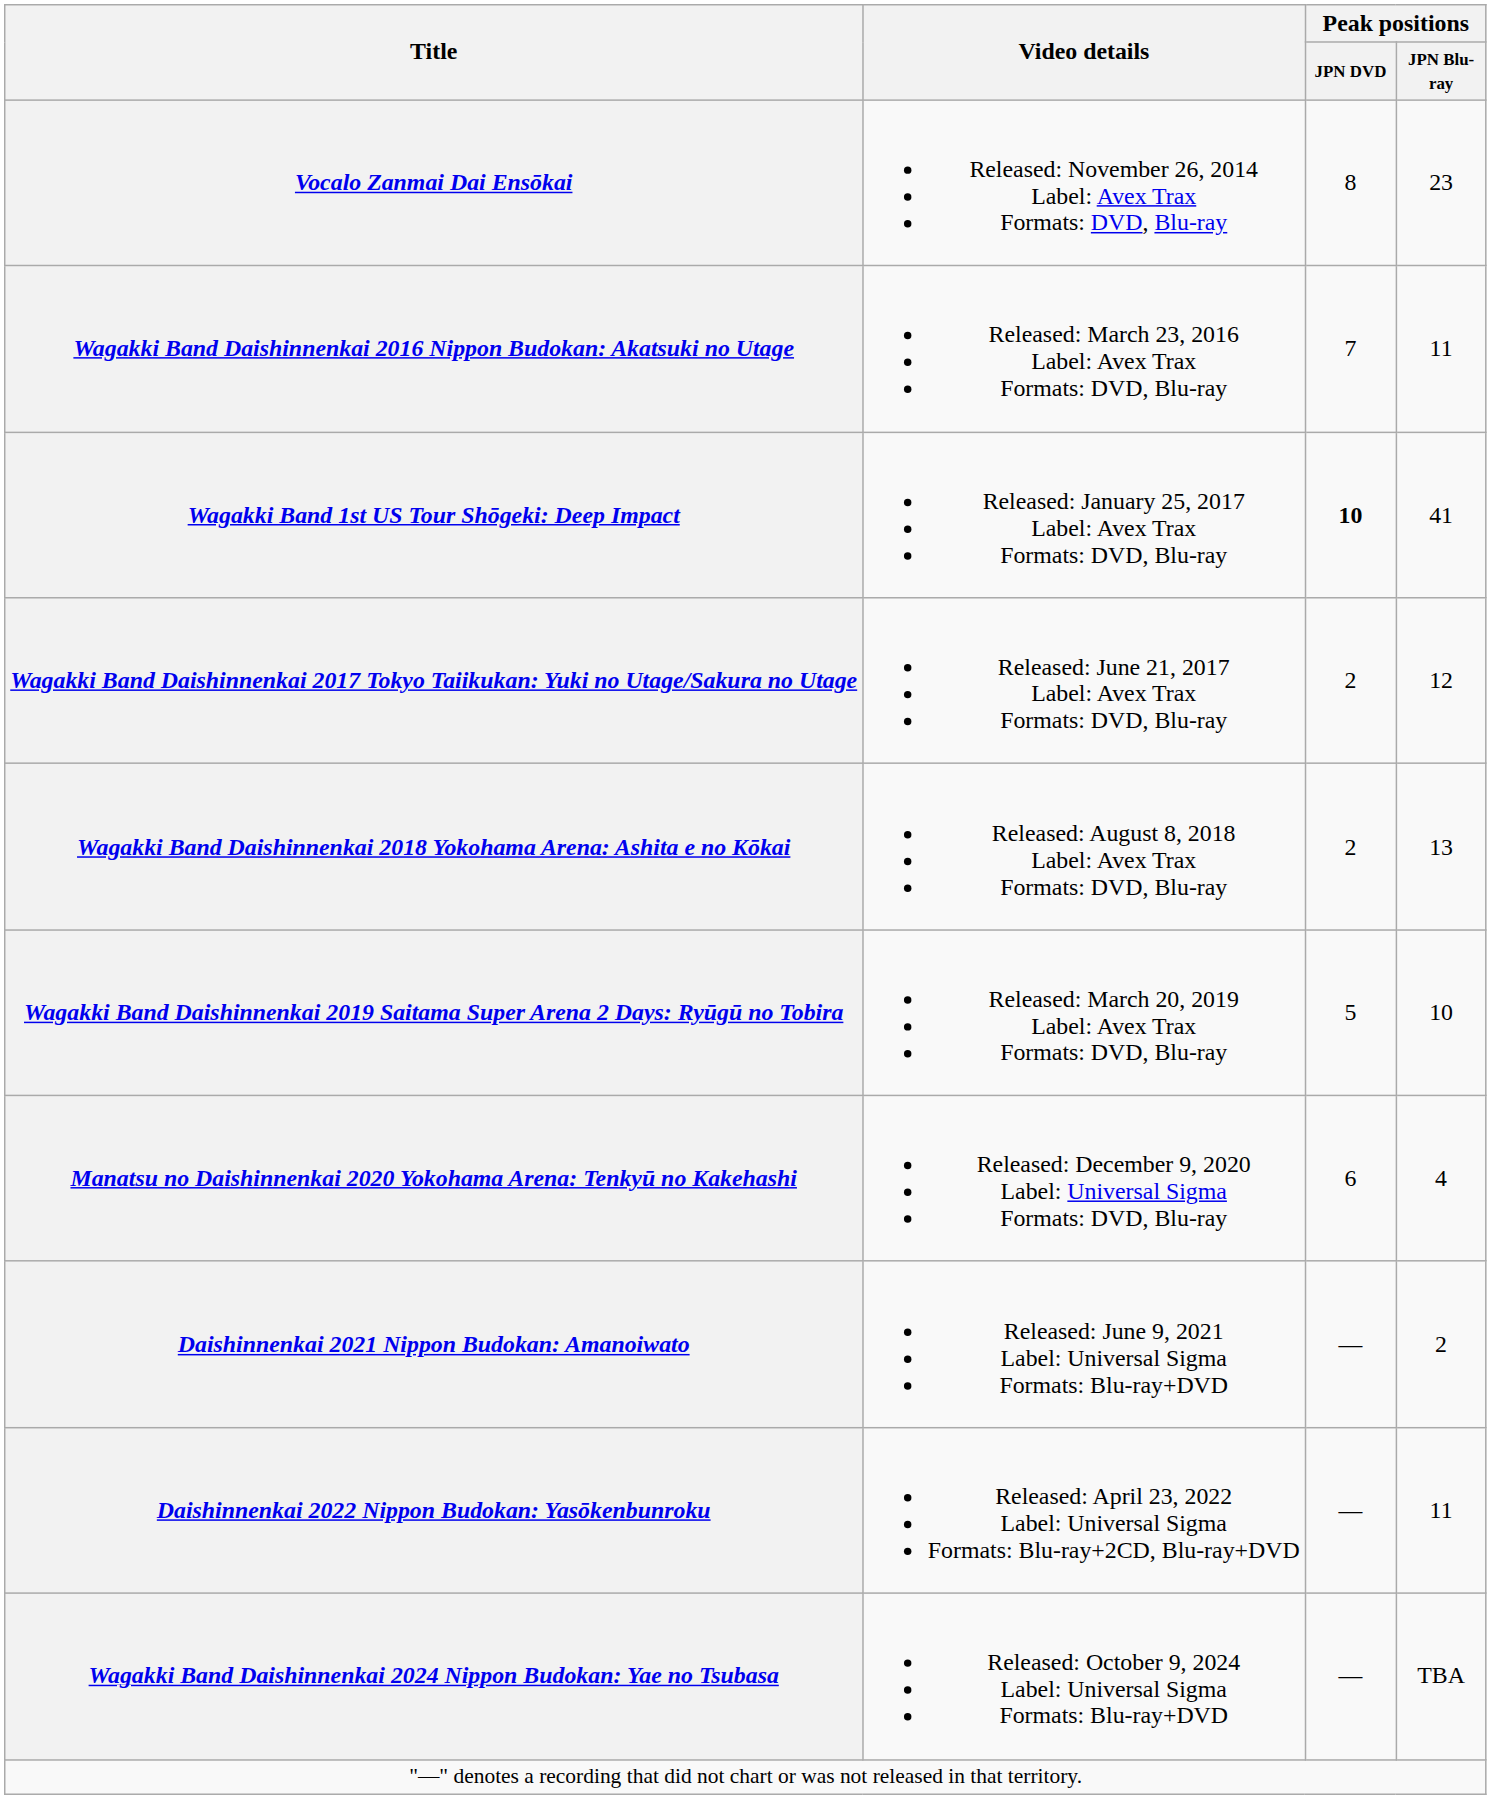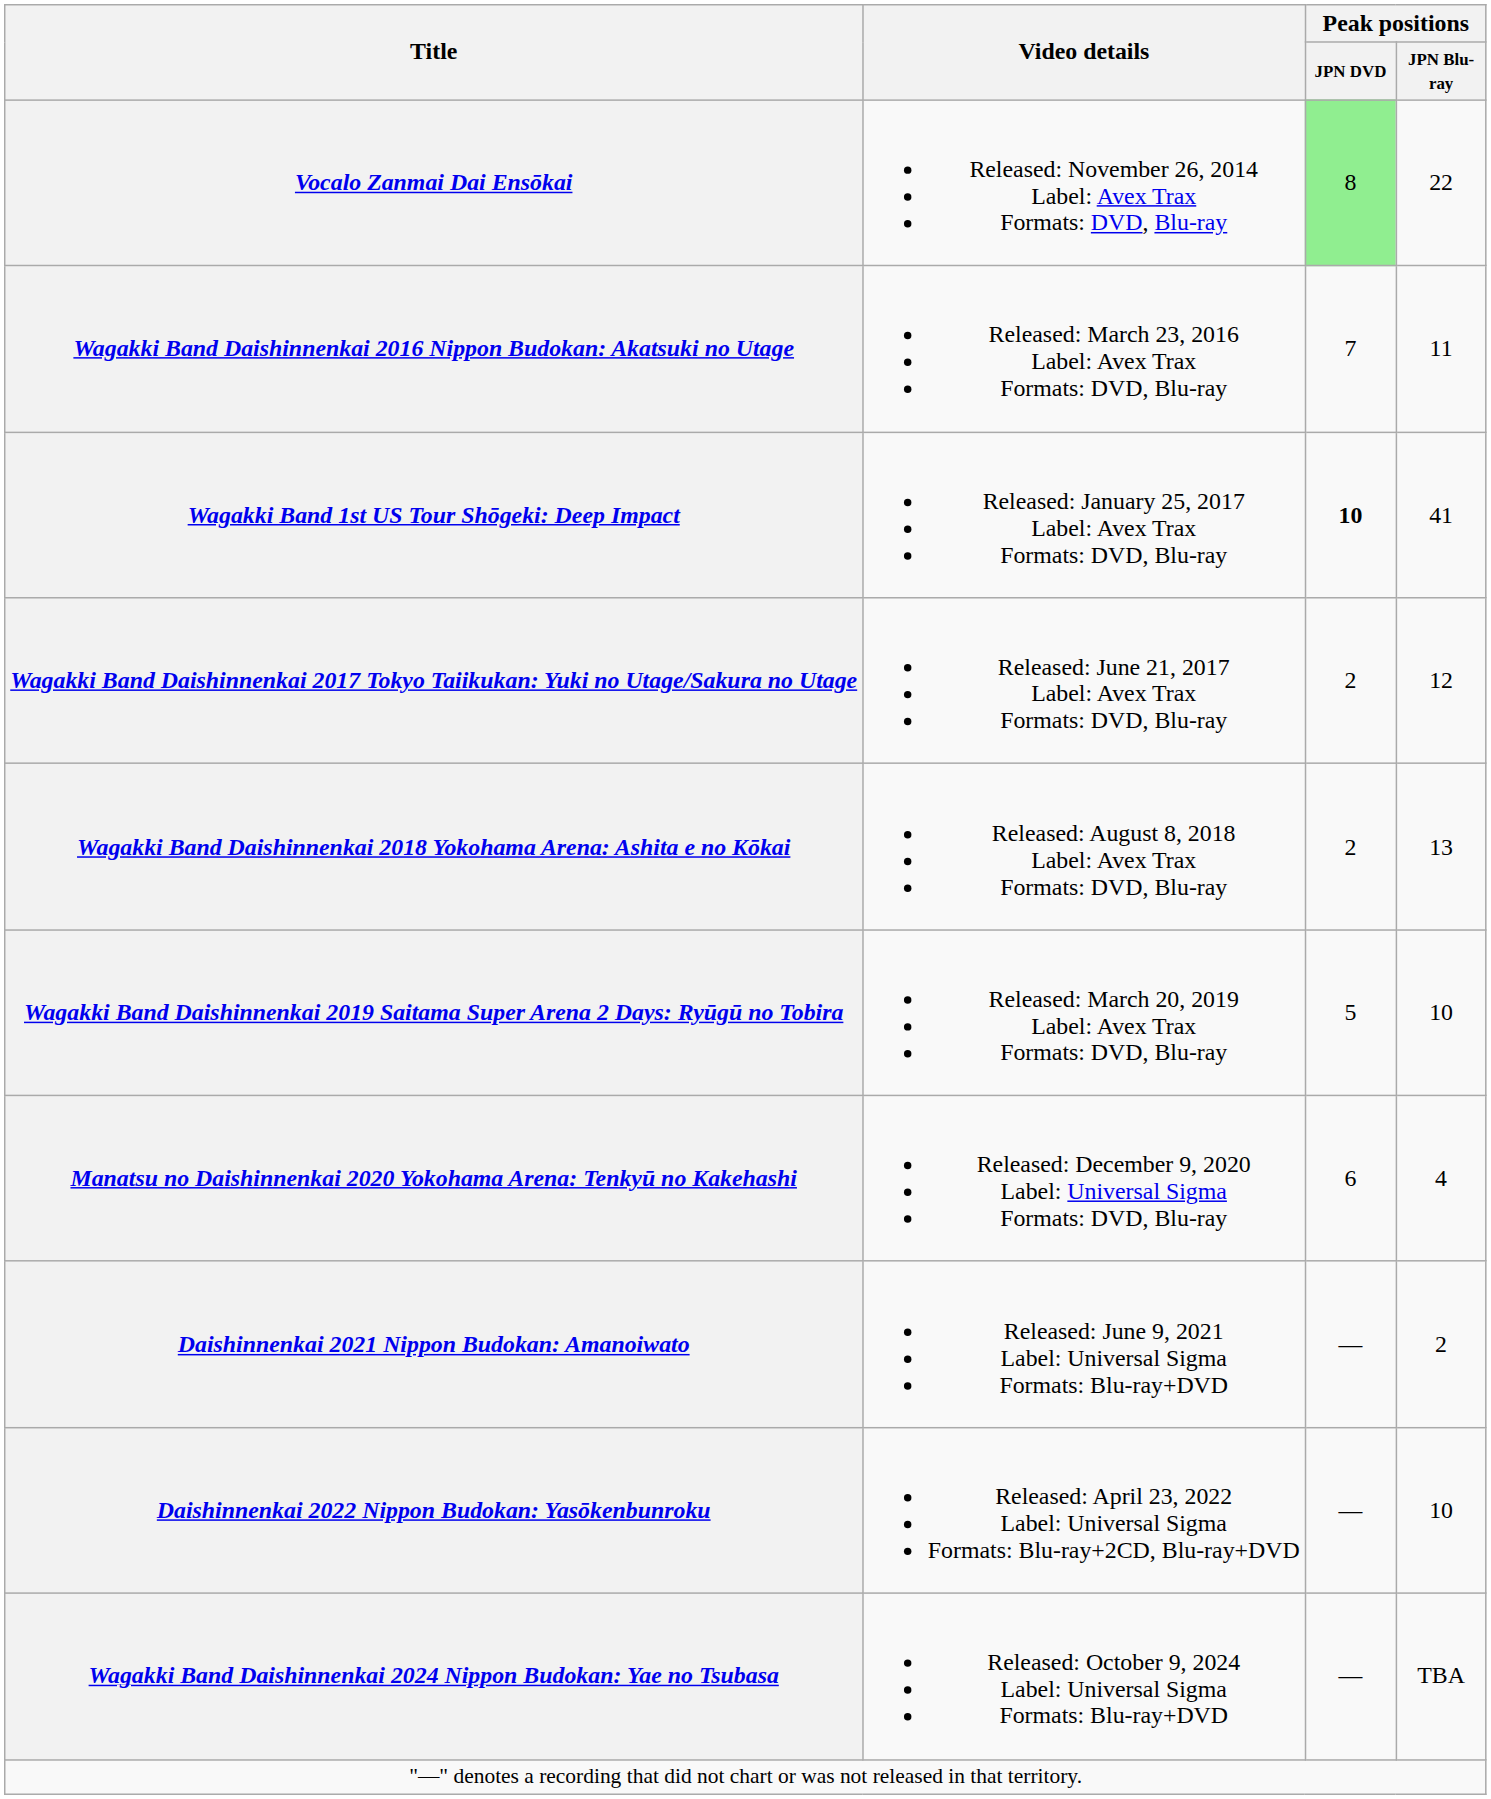(1350, 182) no background -> (1350, 182) lightgreen background
(1441, 182) 23 -> (1441, 182) 22
(1441, 1510) 11 -> (1441, 1510) 10
